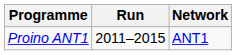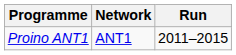columns swapped: (130, 15) <-> (200, 15)
